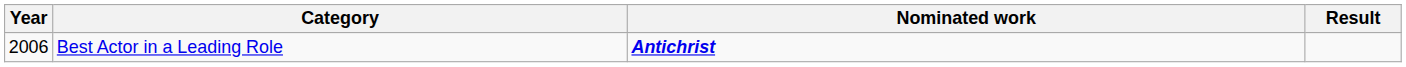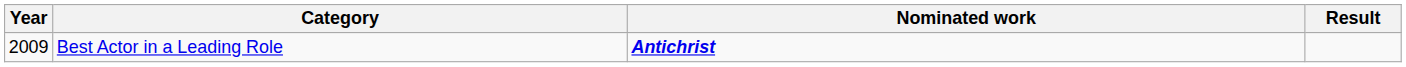(29, 47) 2006 -> (29, 47) 2009
